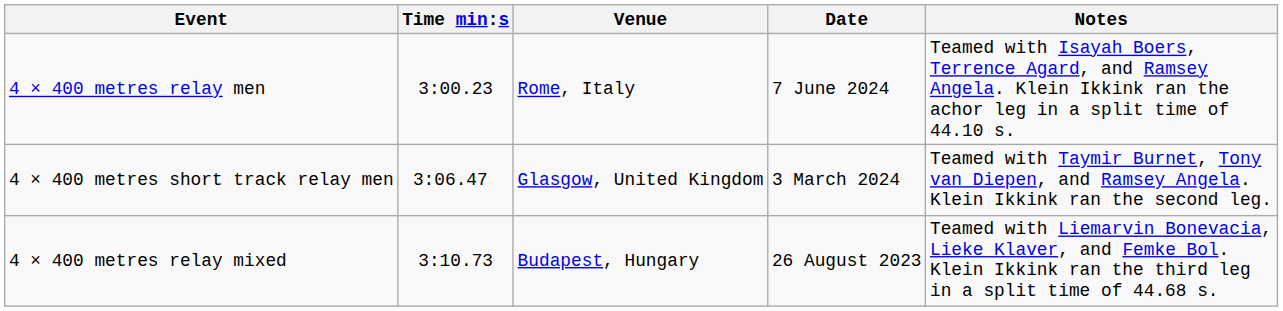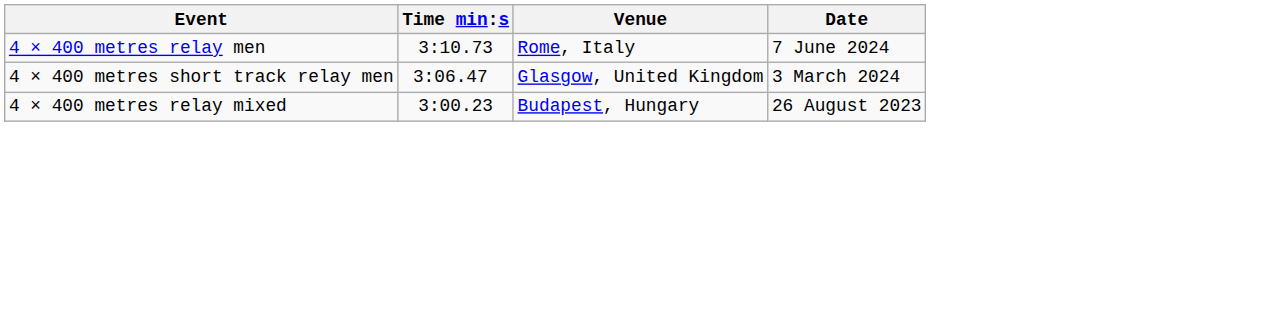- column: (1101, 19)
(456, 89) 3:00.23 -> (456, 48) 3:10.73
(456, 260) 3:10.73 -> (456, 106) 3:00.23
